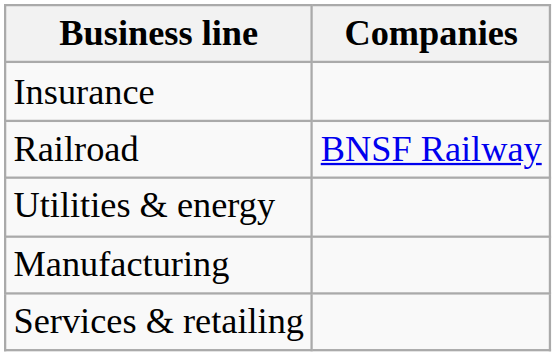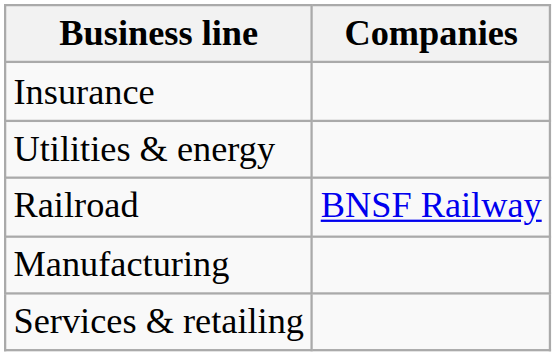rows swapped: (76, 148) <-> (144, 206)
